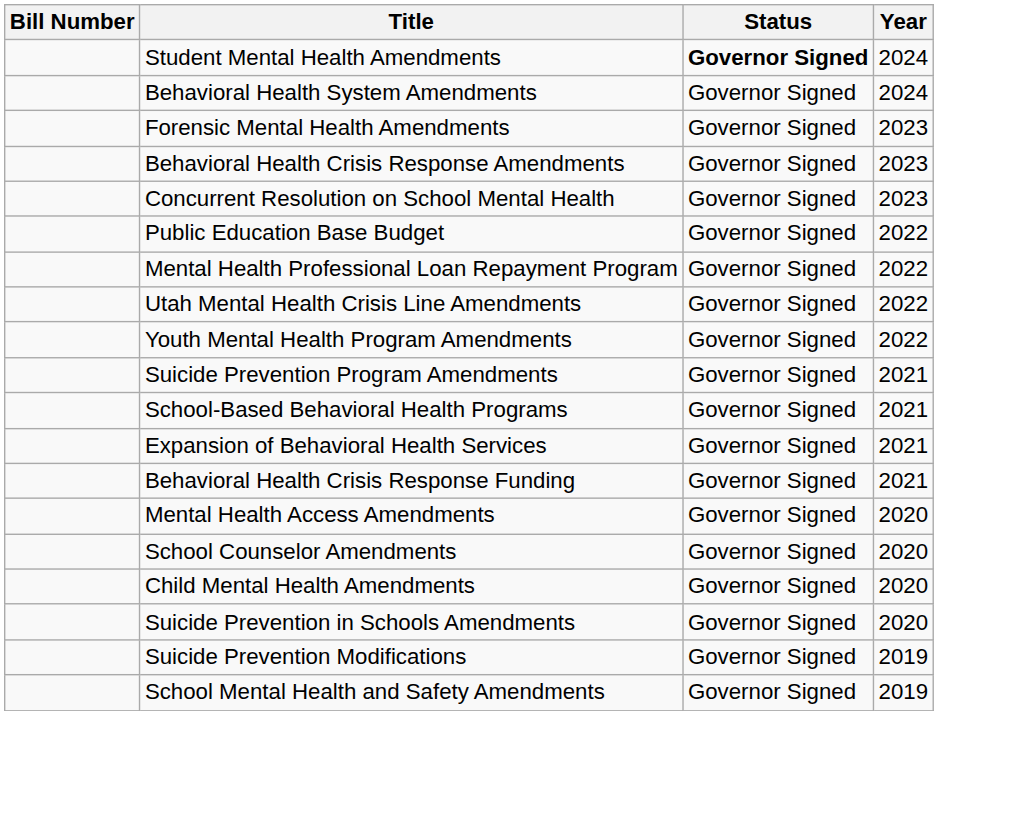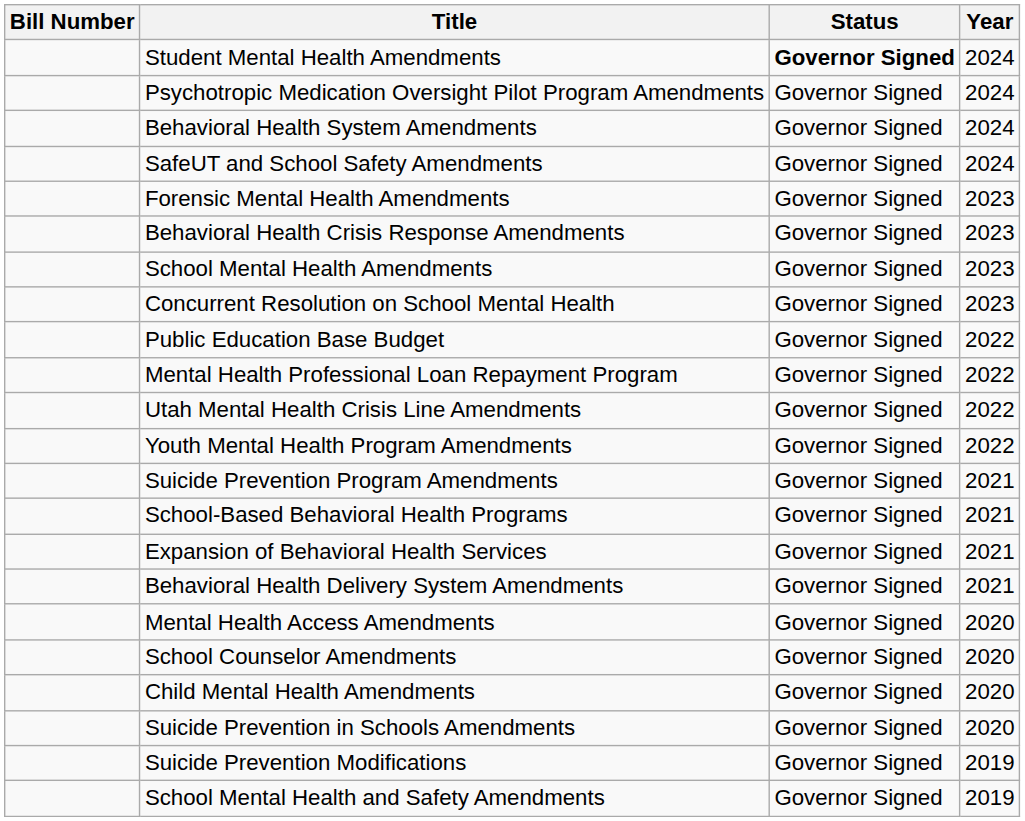+ row: (455, 92)
+ row: (344, 163)
+ row: (319, 269)
+ row: (384, 586)
- row: (360, 480)
